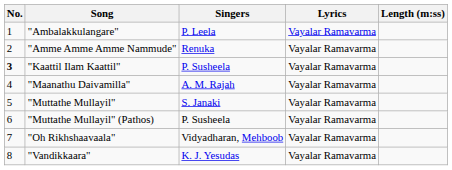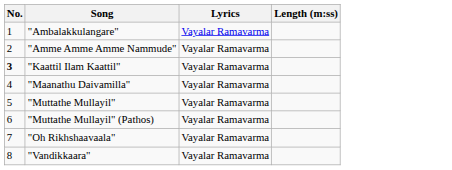- column: (232, 13)
